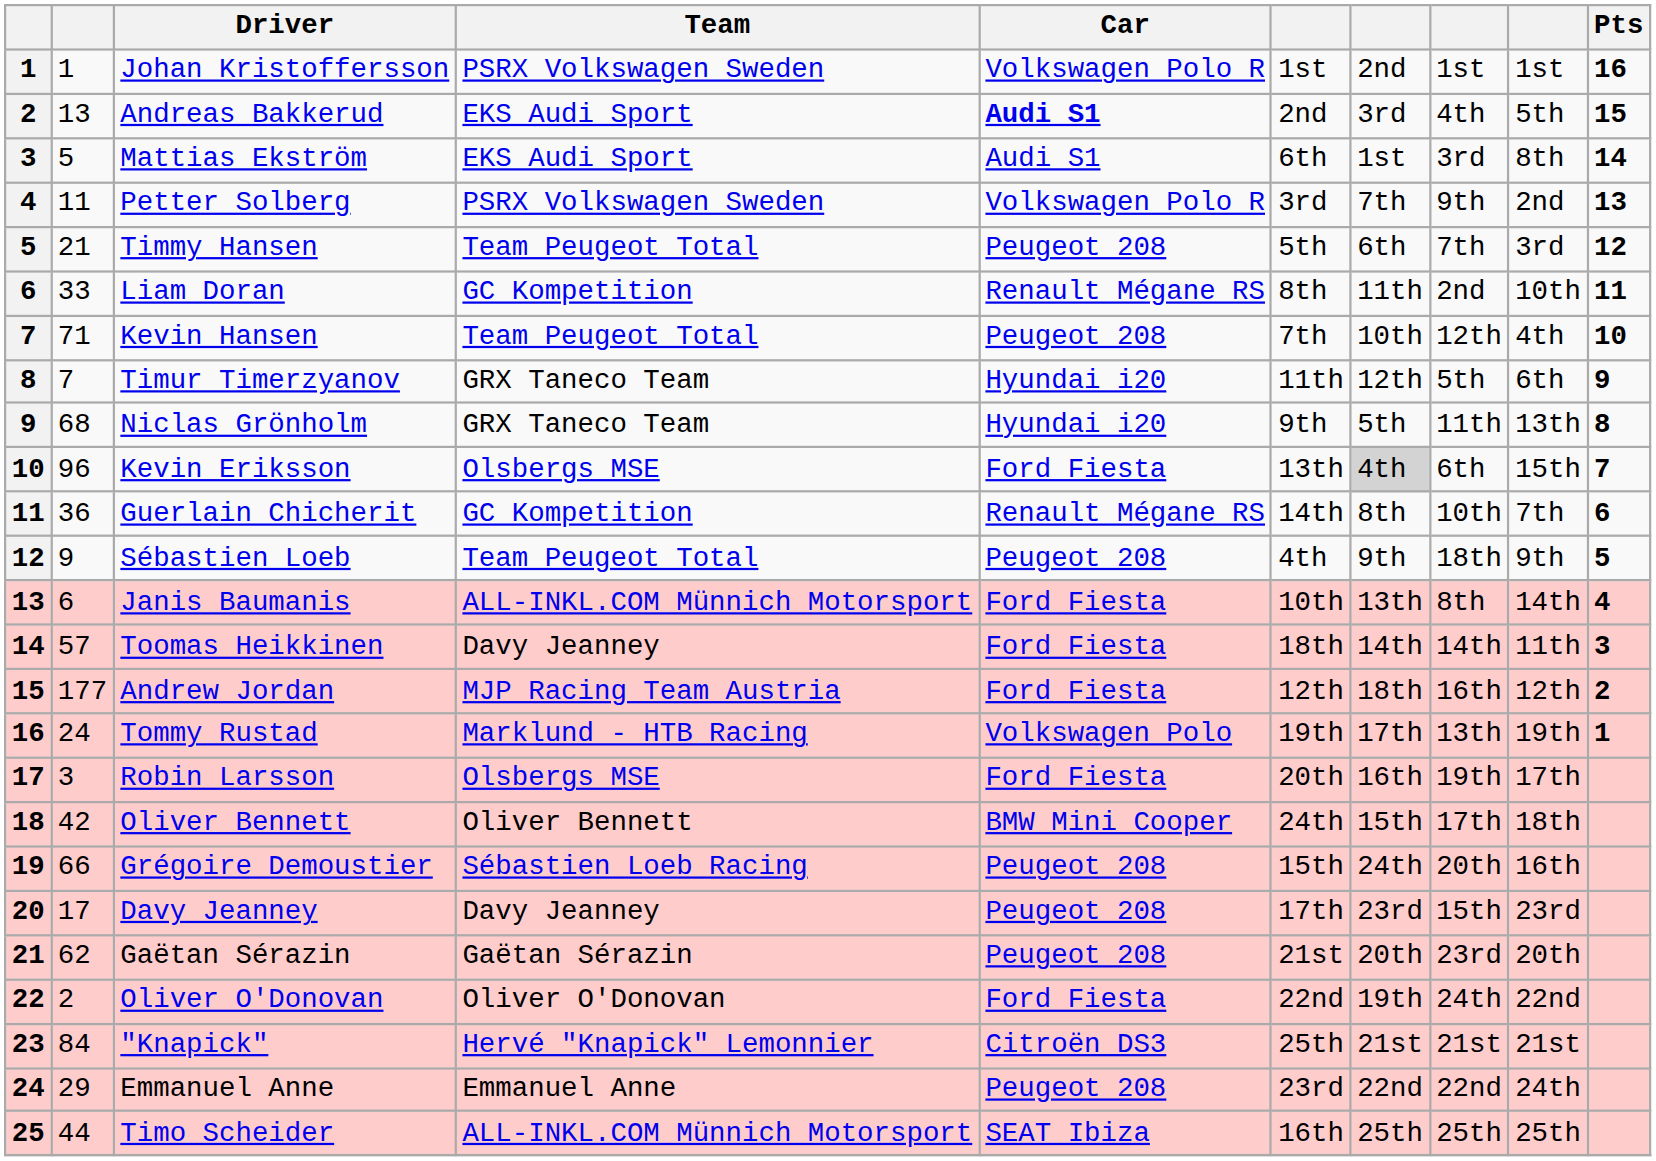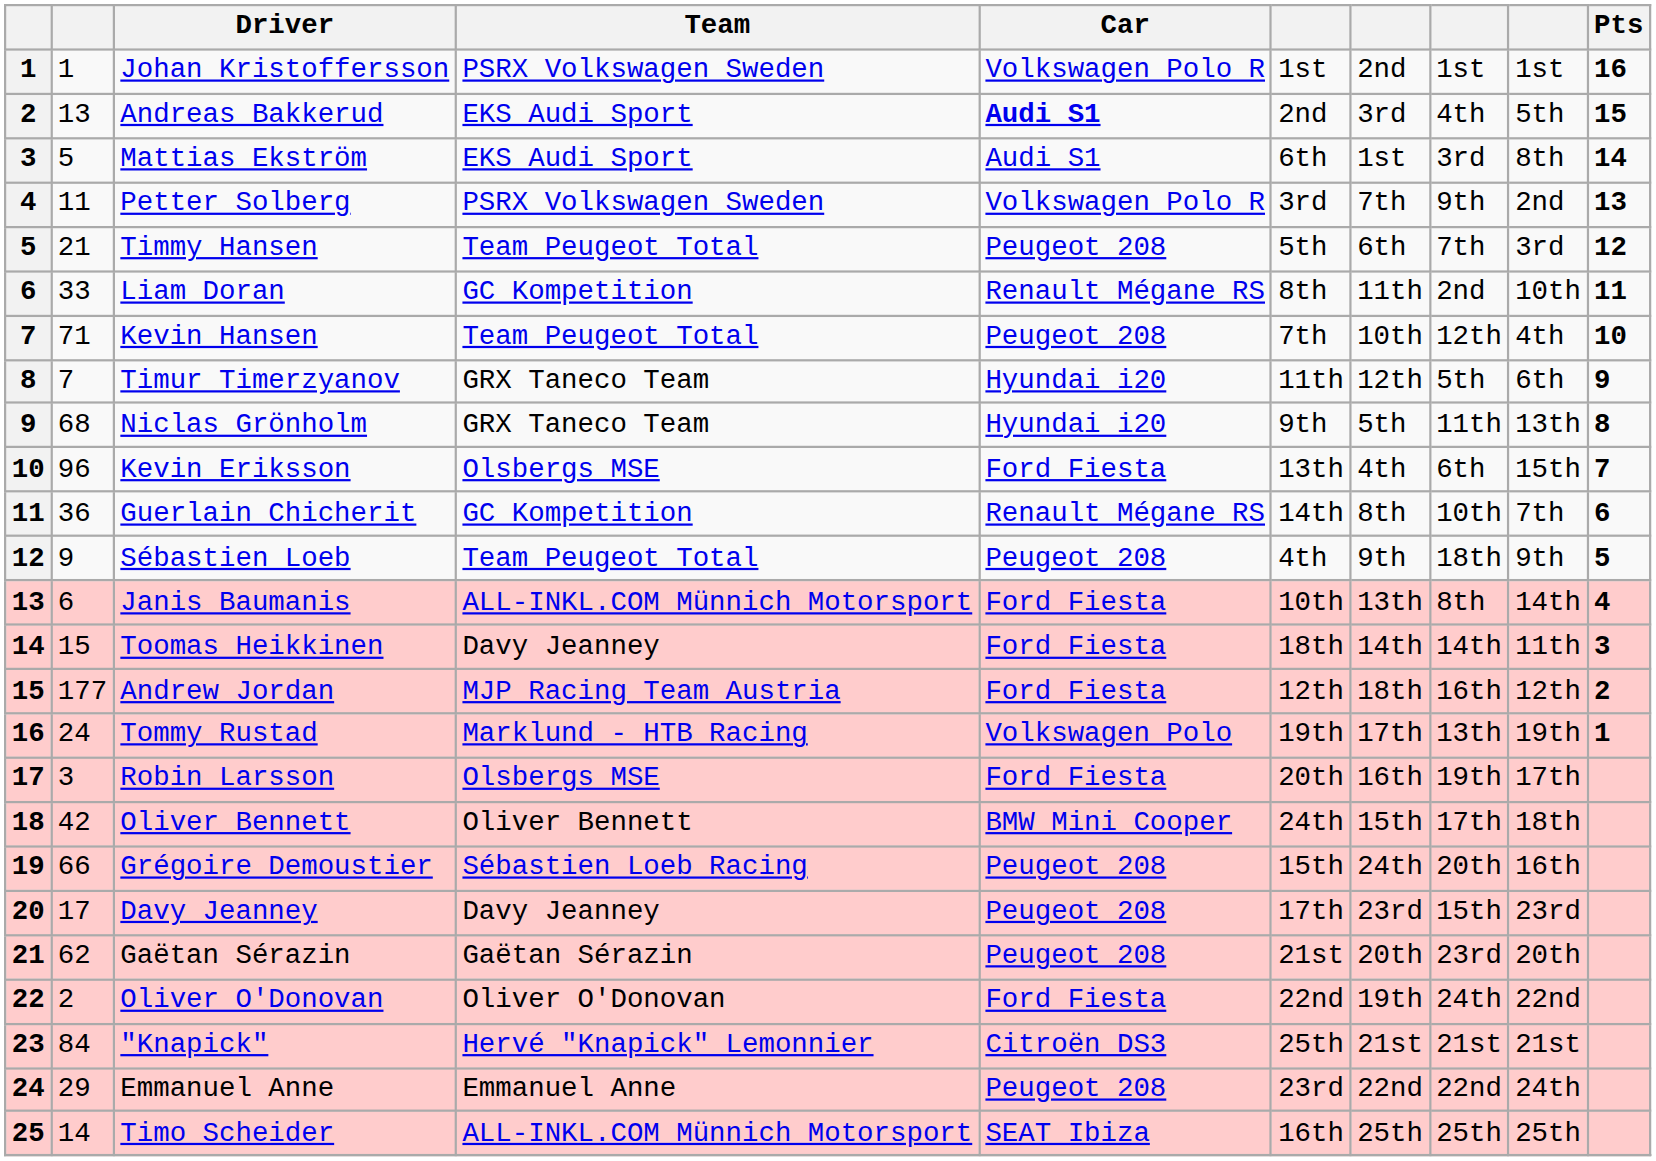(1382, 470) lightgrey background -> (1382, 470) no background
(74, 647) 57 -> (74, 647) 15
(74, 1134) 44 -> (74, 1134) 14
